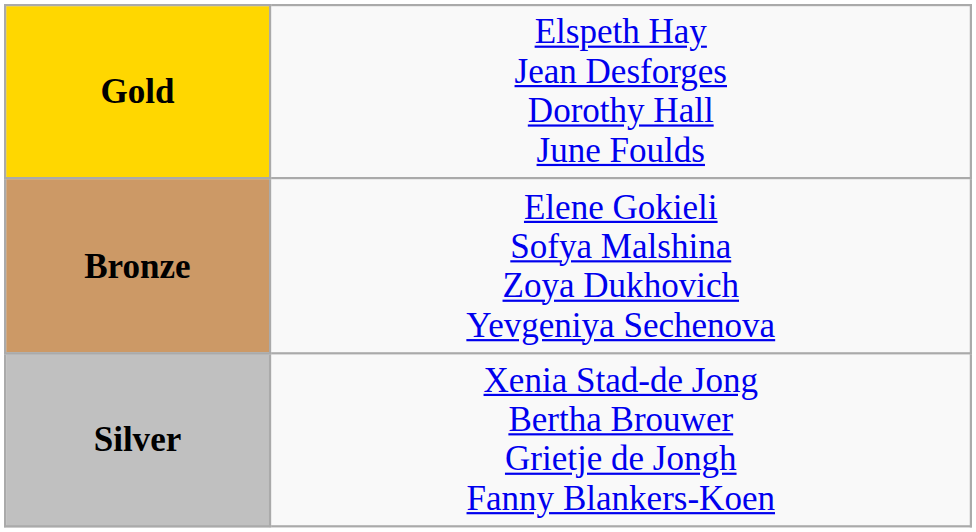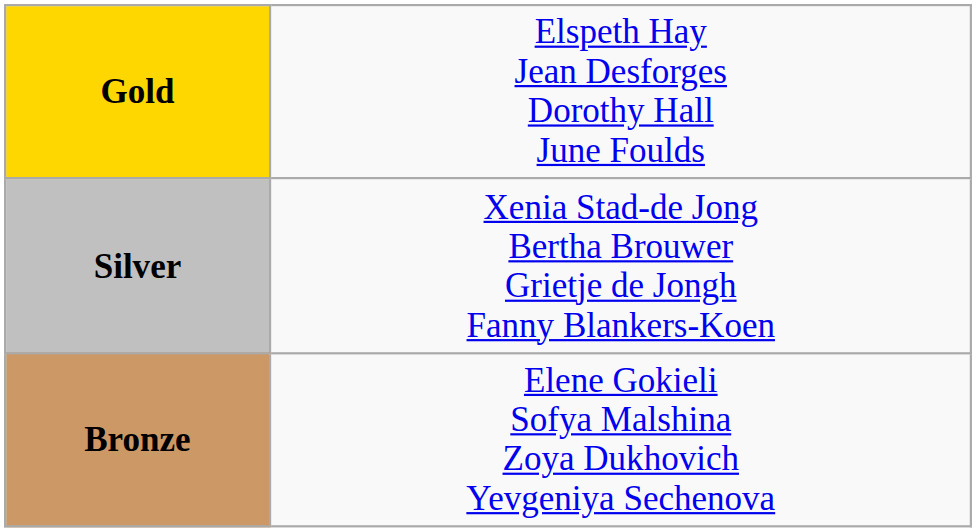rows swapped: (137, 439) <-> (137, 265)
